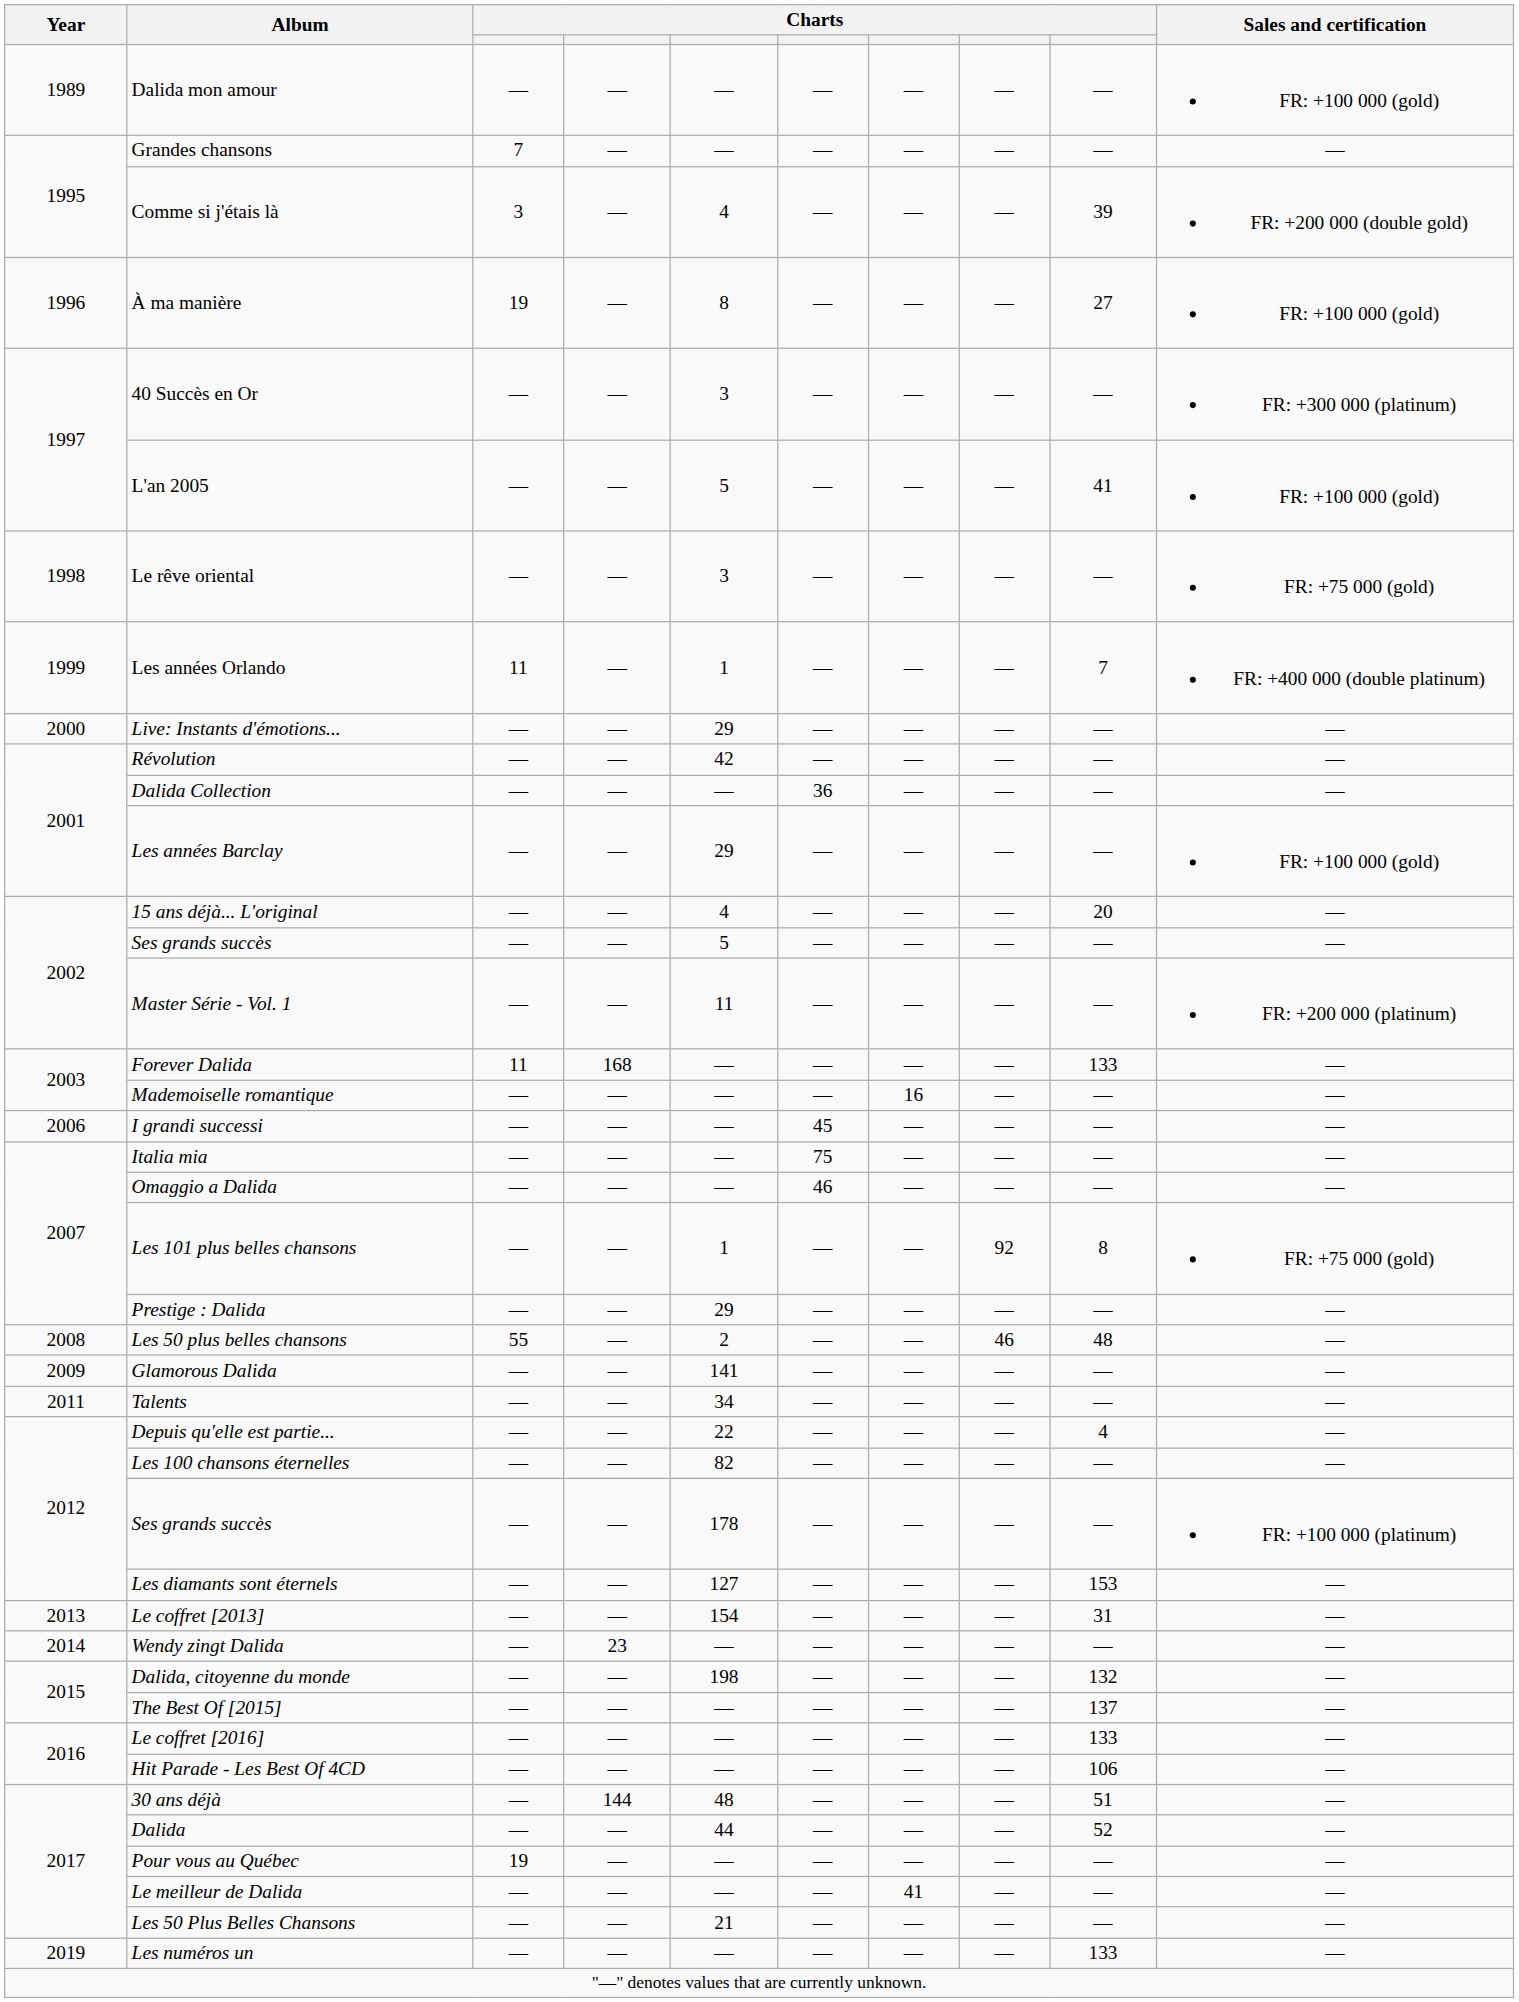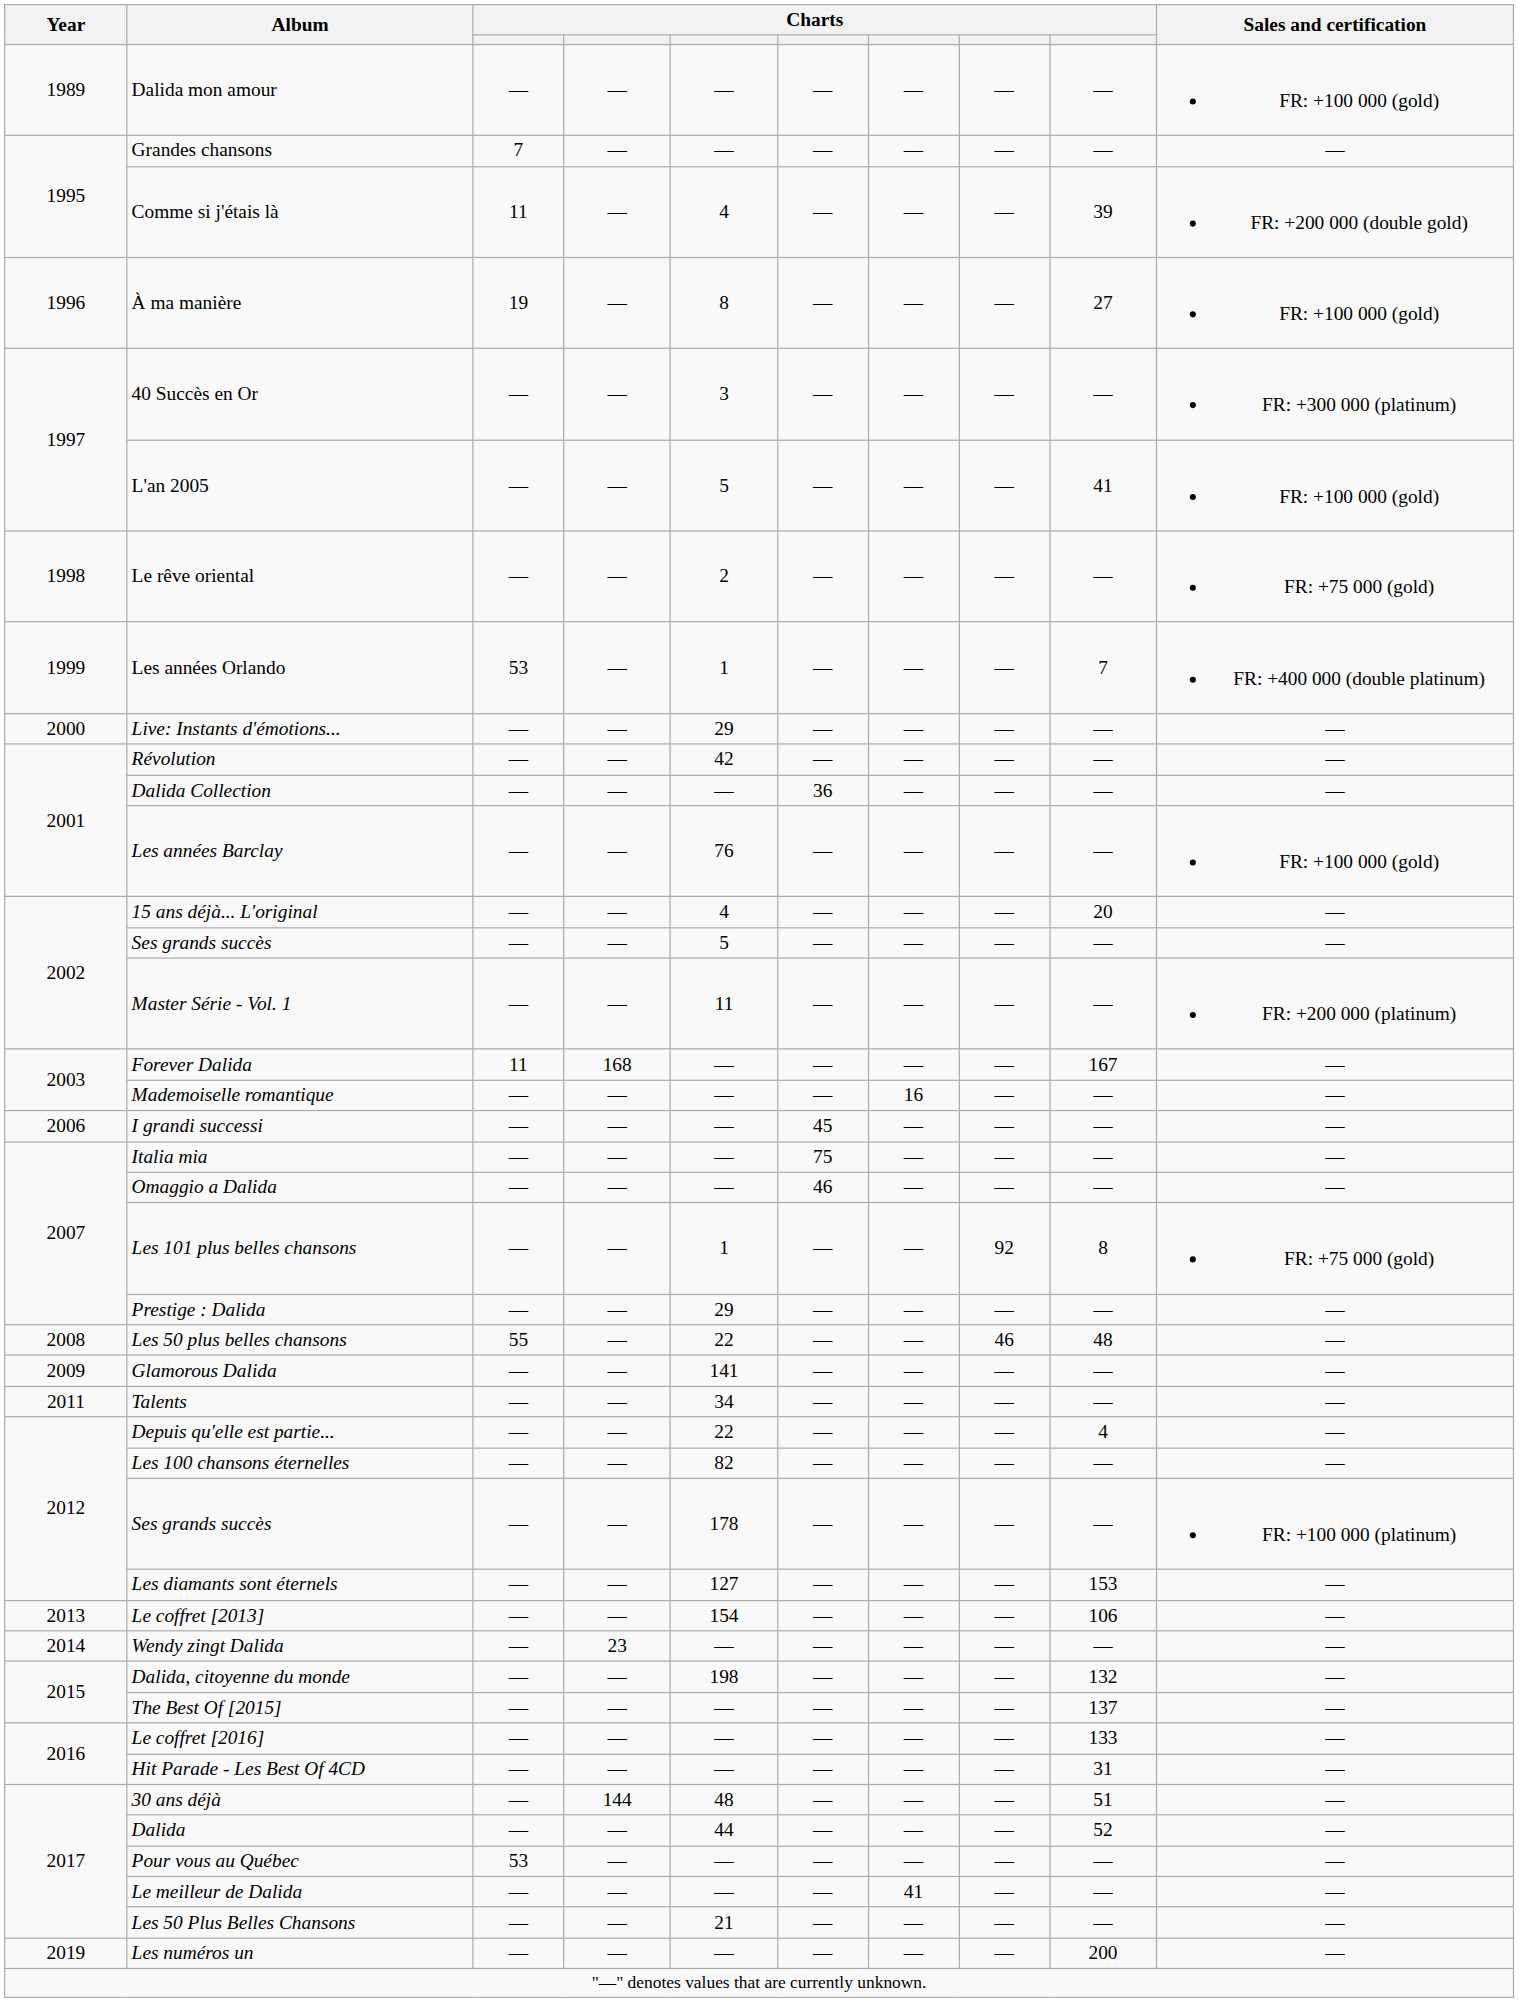(518, 211) 3 -> (518, 211) 11
(724, 576) 3 -> (724, 576) 2
(518, 667) 11 -> (518, 667) 53
(724, 850) 29 -> (724, 850) 76
(1103, 1064) 133 -> (1103, 1064) 167
(724, 1339) 2 -> (724, 1339) 22
(1103, 1615) 31 -> (1103, 1615) 106
(1103, 1768) 106 -> (1103, 1768) 31
(518, 1861) 19 -> (518, 1861) 53
(1103, 1953) 133 -> (1103, 1953) 200
